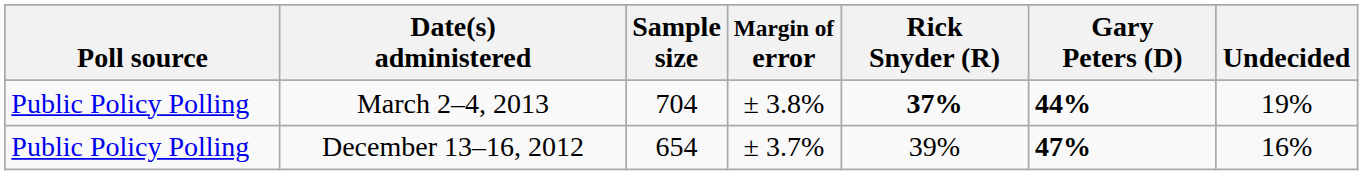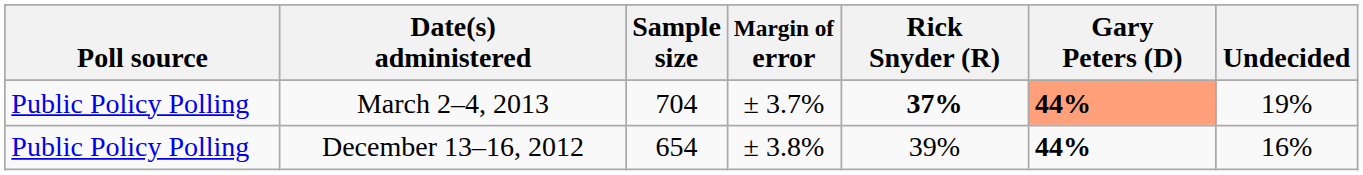(784, 102) ± 3.8% -> (784, 102) ± 3.7%
(1063, 102) no background -> (1063, 102) lightsalmon background
(784, 147) ± 3.7% -> (784, 147) ± 3.8%
(1063, 147) 47% -> (1063, 147) 44%
